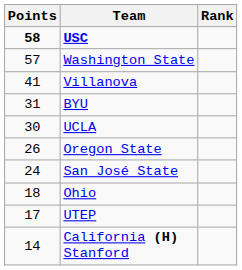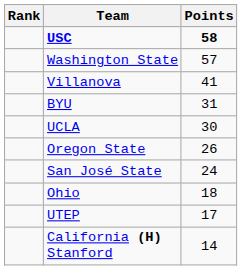columns swapped: (217, 16) <-> (32, 16)
